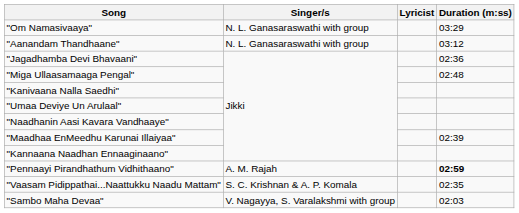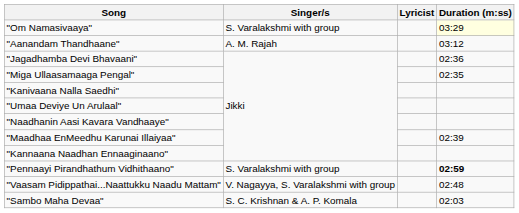(297, 28) N. L. Ganasaraswathi with group -> (282, 28) S. Varalakshmi with group
(451, 28) no background -> (451, 28) lightyellow background
(297, 44) N. L. Ganasaraswathi with group -> (251, 44) A. M. Rajah
(451, 75) 02:48 -> (451, 75) 02:35
(251, 169) A. M. Rajah -> (282, 169) S. Varalakshmi with group
(291, 184) S. C. Krishnan & A. P. Komala -> (310, 184) V. Nagayya, S. Varalakshmi with group
(451, 184) 02:35 -> (451, 184) 02:48
(310, 200) V. Nagayya, S. Varalakshmi with group -> (291, 200) S. C. Krishnan & A. P. Komala
